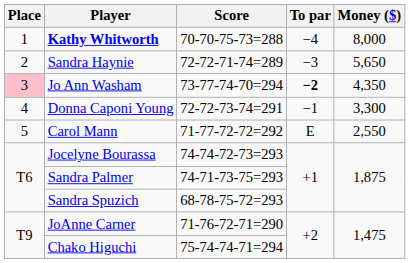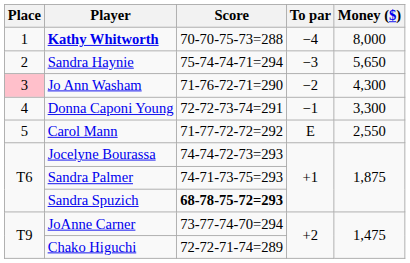(232, 62) 72-72-71-74=289 -> (232, 62) 75-74-74-71=294
(232, 85) 73-77-74-70=294 -> (232, 85) 71-76-72-71=290
(310, 85) bold -> (310, 85) normal
(369, 85) 4,350 -> (369, 85) 4,300
(232, 200) normal -> (232, 200) bold
(232, 223) 71-76-72-71=290 -> (232, 223) 73-77-74-70=294
(232, 246) 75-74-74-71=294 -> (232, 246) 72-72-71-74=289
